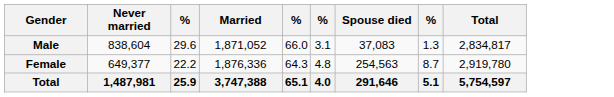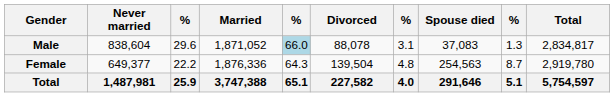+ column: (352, 20)
(296, 45) no background -> (296, 45) lightblue background
